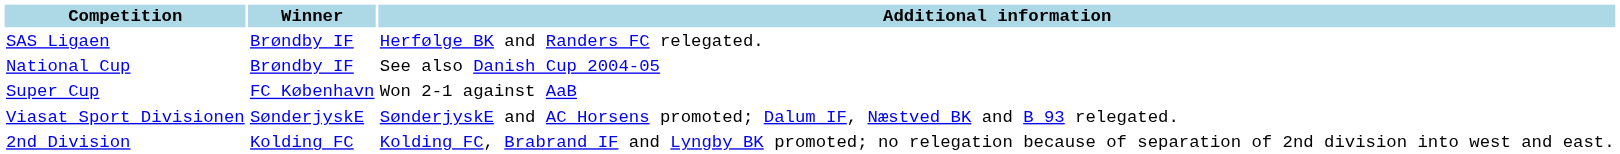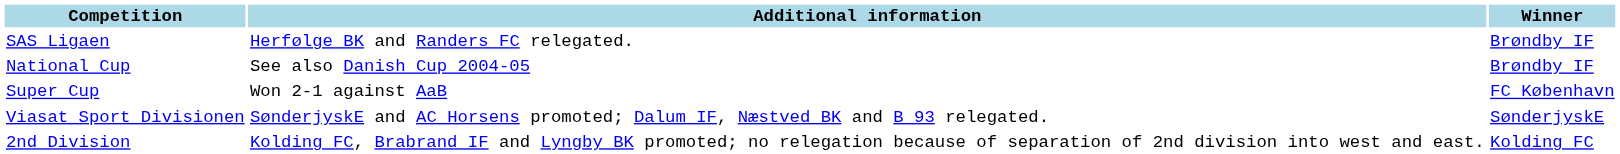columns swapped: (312, 16) <-> (997, 16)
